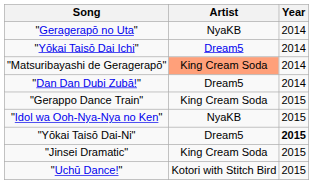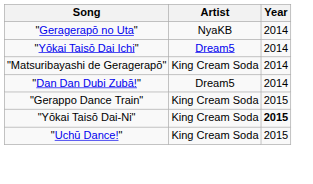(224, 65) lightsalmon background -> (215, 65) no background
- row: (87, 118)
(224, 135) Dream5 -> (215, 118) King Cream Soda
- row: (87, 153)
(224, 170) Kotori with Stitch Bird -> (215, 135) King Cream Soda
